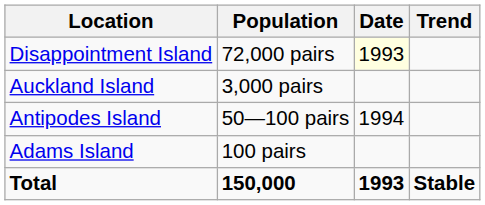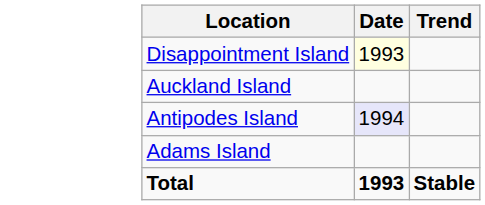- column: (285, 21)
(381, 118) no background -> (381, 118) lavender background
